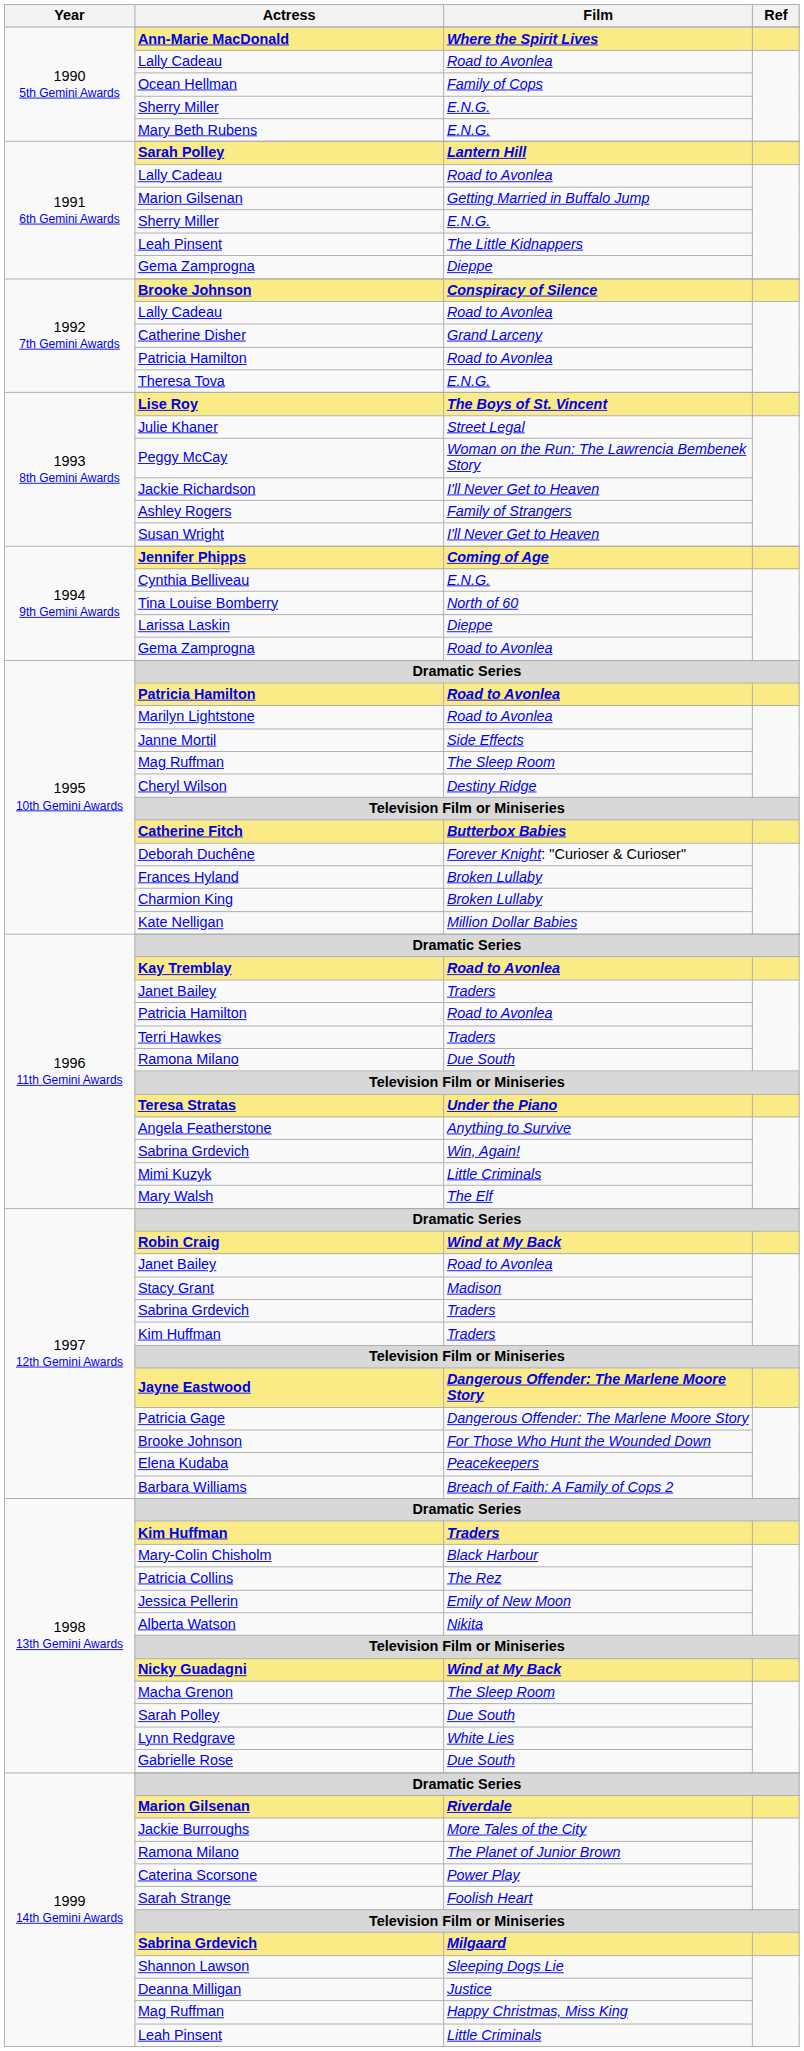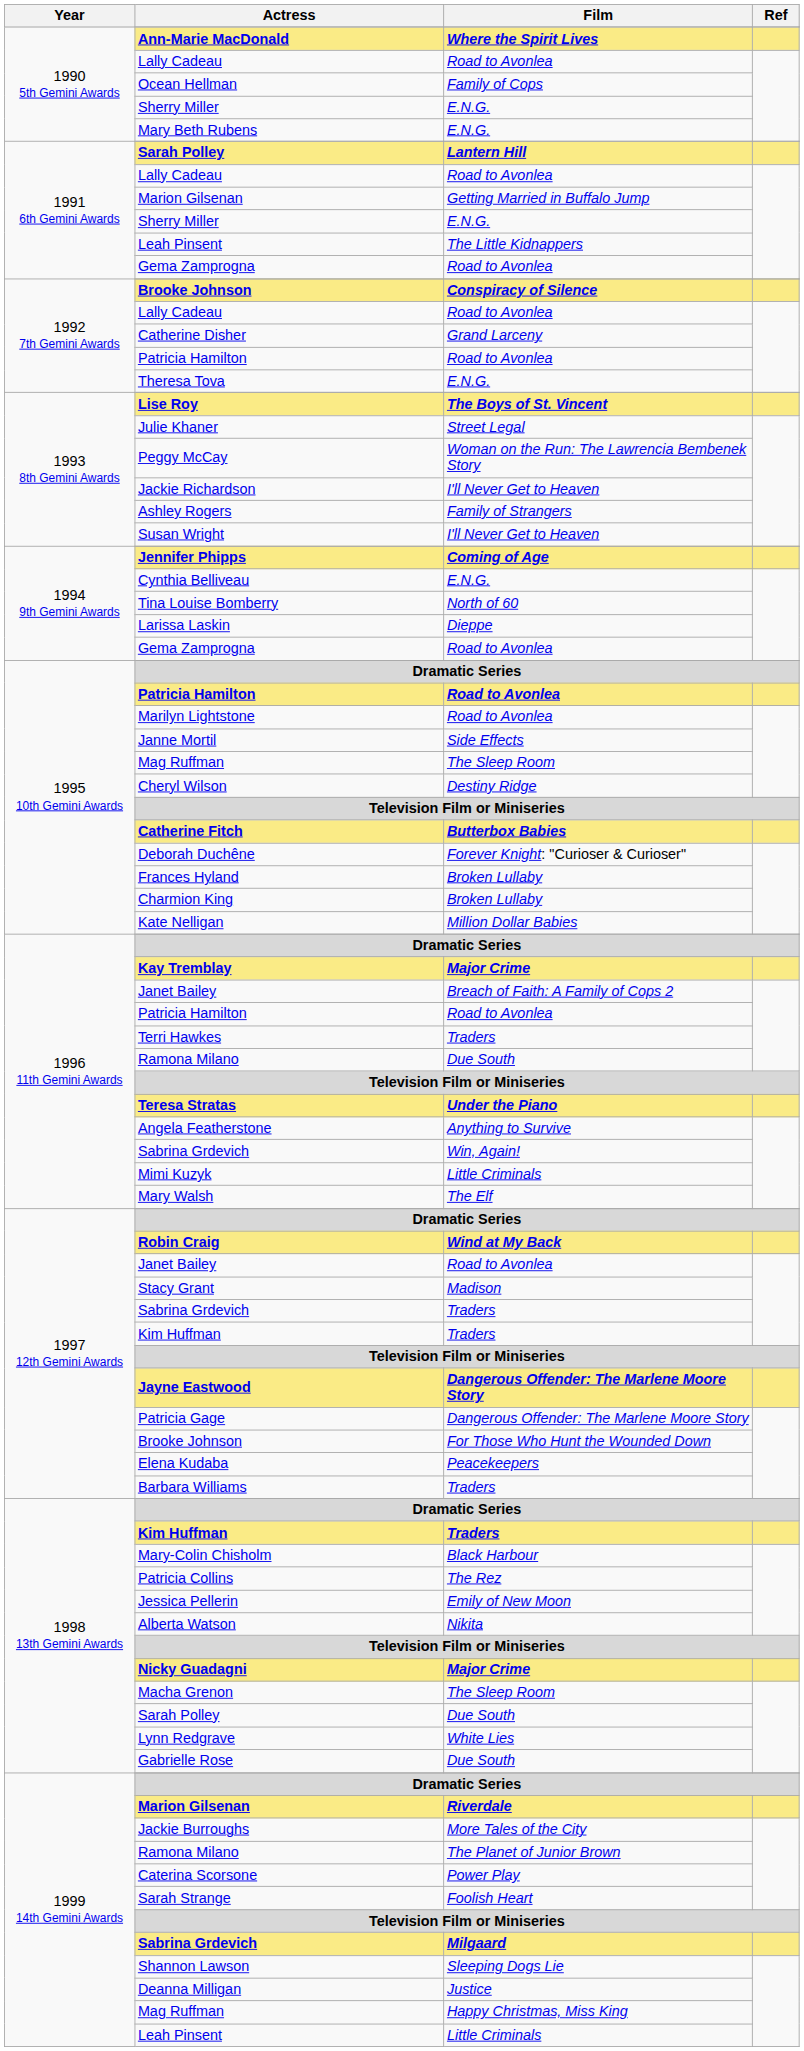(470, 267) Dieppe -> (500, 267) Road to Avonlea
(503, 968) Road to Avonlea -> (489, 968) Major Crime
(471, 991) Traders -> (560, 991) Breach of Faith: A Family of Cops 2
(560, 1487) Breach of Faith: A Family of Cops 2 -> (471, 1487) Traders
(504, 1669) Wind at My Back -> (489, 1669) Major Crime
